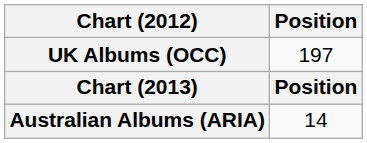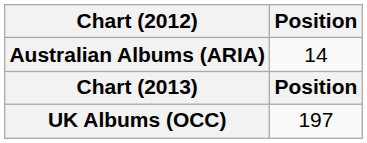rows swapped: (137, 54) <-> (137, 120)
